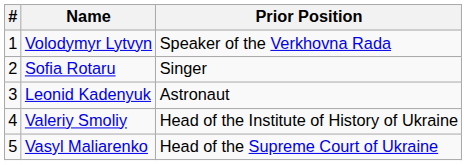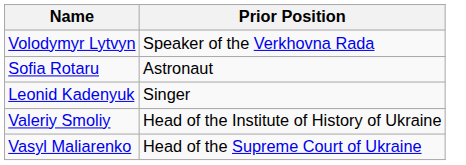- column: (13, 17)
(183, 69) Singer -> (178, 69) Astronaut
(195, 95) Astronaut -> (167, 95) Singer
